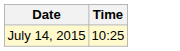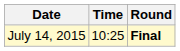+ column: (151, 14)
